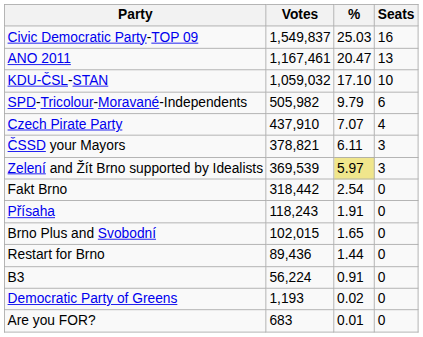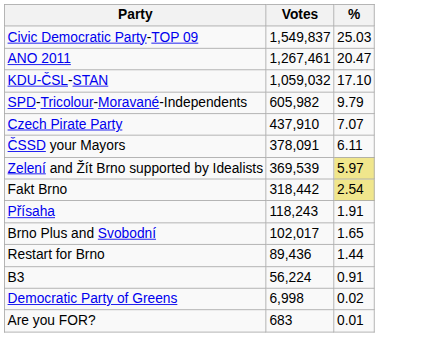- column: (396, 15)
(300, 59) 1,167,461 -> (300, 59) 1,267,461
(294, 102) 505,982 -> (294, 102) 605,982
(294, 146) 378,821 -> (294, 146) 378,091
(350, 189) no background -> (350, 189) khaki background
(294, 233) 102,015 -> (294, 233) 102,017
(287, 299) 1,193 -> (287, 299) 6,998
